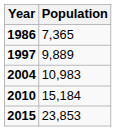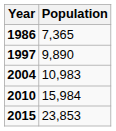(58, 55) 9,889 -> (58, 55) 9,890
(61, 95) 15,184 -> (61, 95) 15,984
